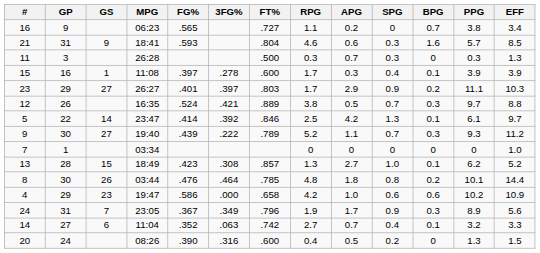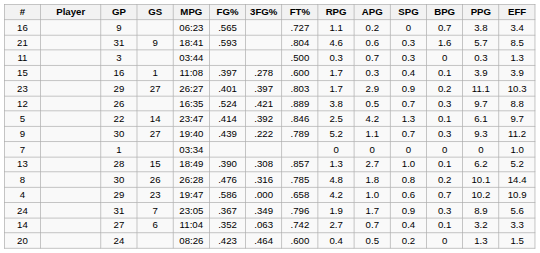+ column: (71, 12)
(147, 58) 26:28 -> (191, 58) 03:44
(188, 165) .423 -> (228, 165) .390
(147, 180) 03:44 -> (191, 180) 26:28
(229, 180) .464 -> (264, 180) .316
(433, 195) 0.6 -> (445, 195) 0.7
(188, 241) .390 -> (228, 241) .423
(229, 241) .316 -> (264, 241) .464
